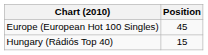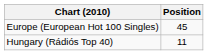(182, 42) 15 -> (182, 42) 11
